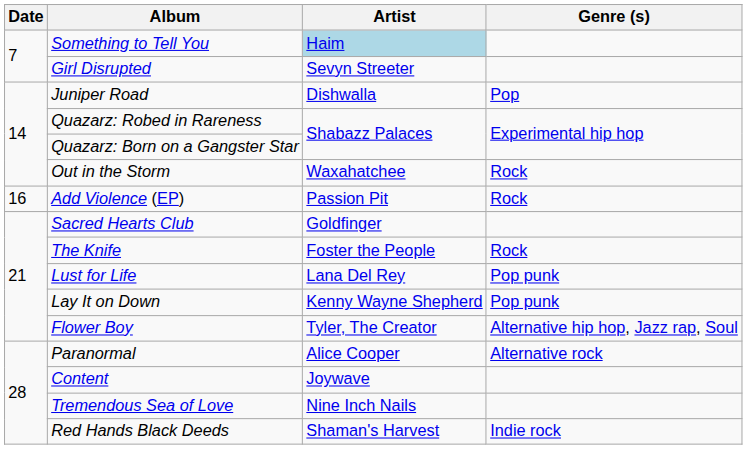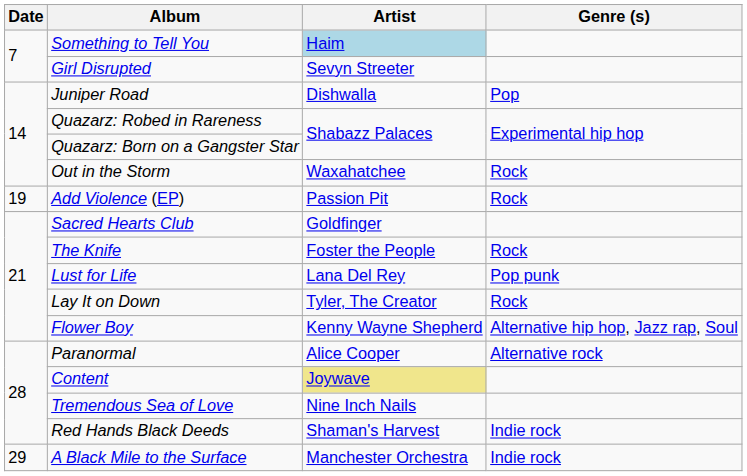(17, 198) 16 -> (17, 198) 19
(395, 302) Kenny Wayne Shepherd -> (372, 302) Tyler, The Creator
(525, 302) Pop punk -> (509, 302) Rock
(372, 328) Tyler, The Creator -> (395, 328) Kenny Wayne Shepherd
(338, 379) no background -> (338, 379) khaki background
+ row: (149, 457)
